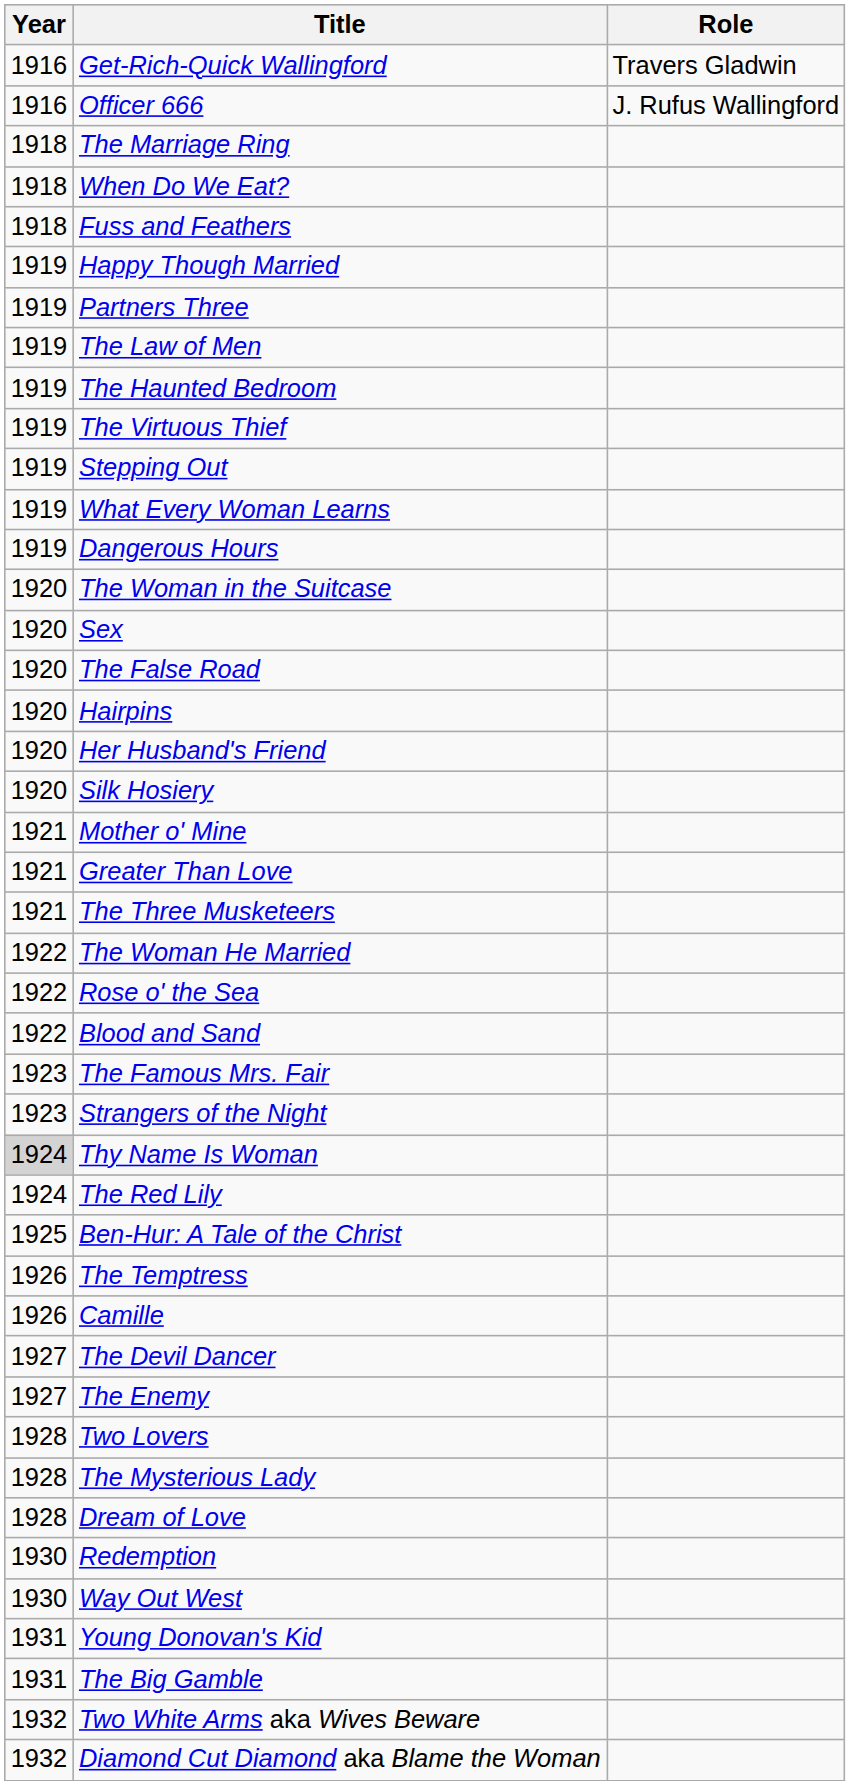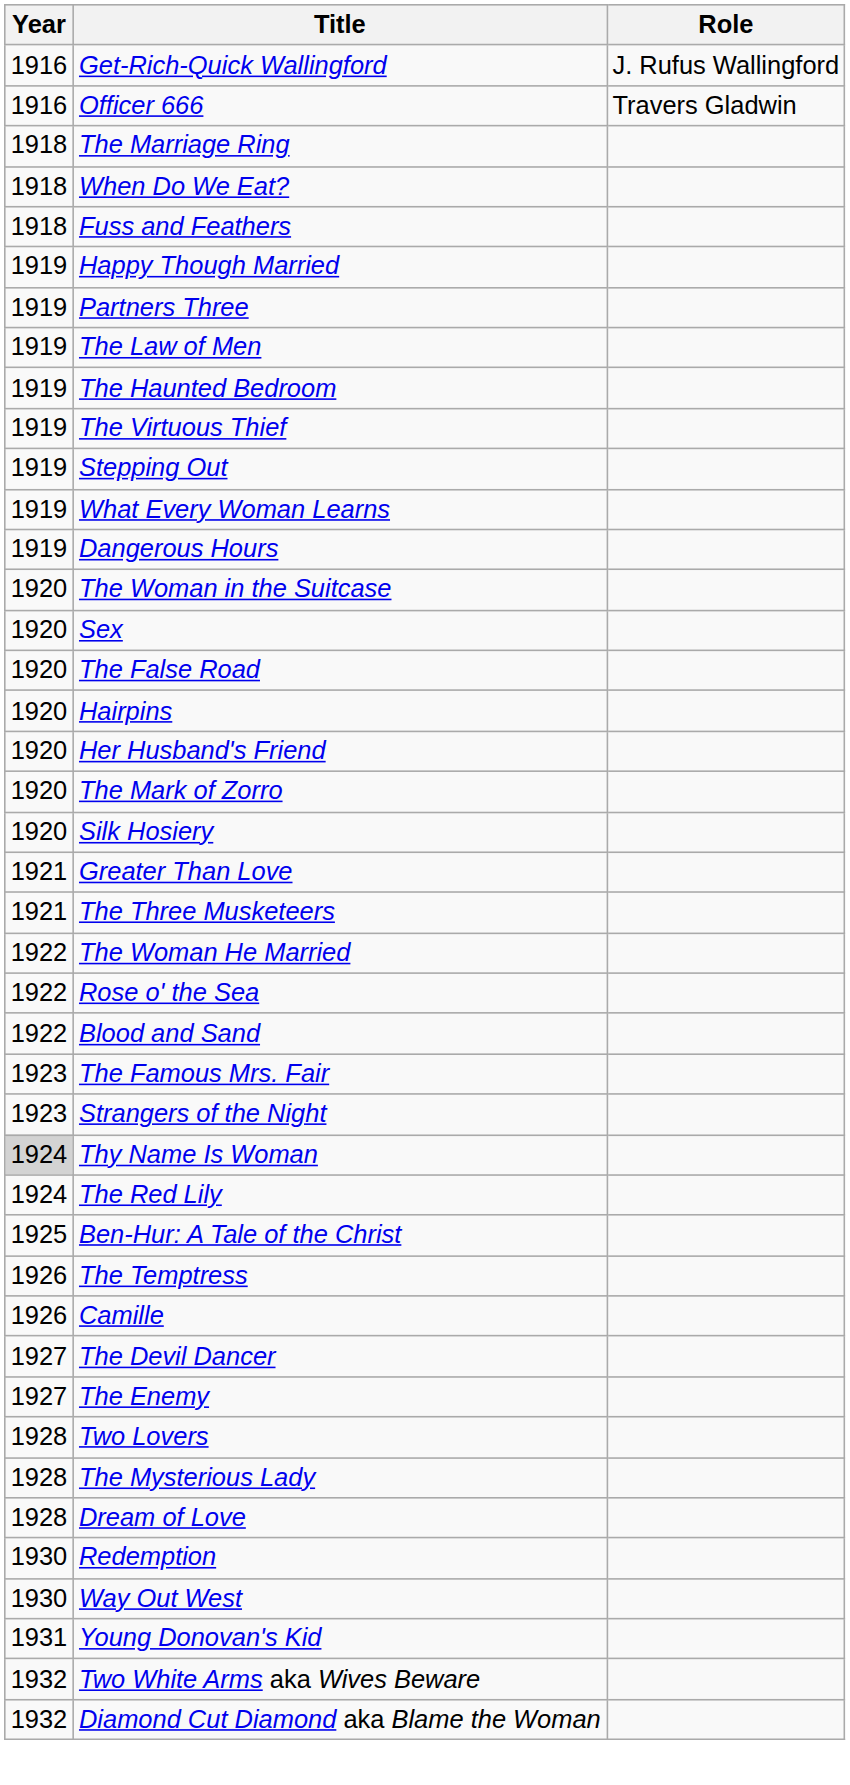(705, 65) Travers Gladwin -> (726, 65) J. Rufus Wallingford
(726, 105) J. Rufus Wallingford -> (705, 105) Travers Gladwin
+ row: (181, 791)
- row: (163, 831)
- row: (171, 1678)
